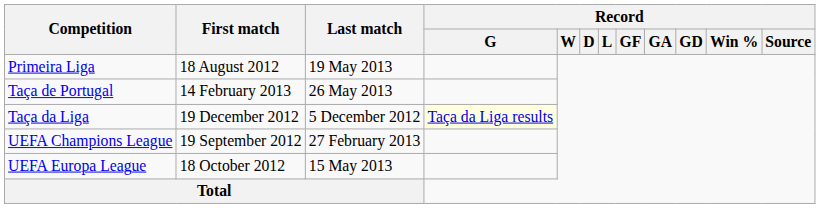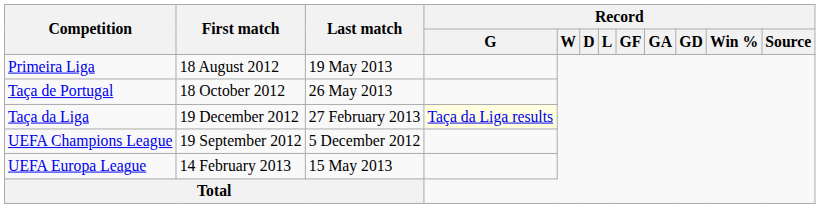(235, 91) 14 February 2013 -> (232, 91) 18 October 2012
(365, 116) 5 December 2012 -> (365, 116) 27 February 2013
(365, 141) 27 February 2013 -> (365, 141) 5 December 2012
(232, 166) 18 October 2012 -> (235, 166) 14 February 2013
